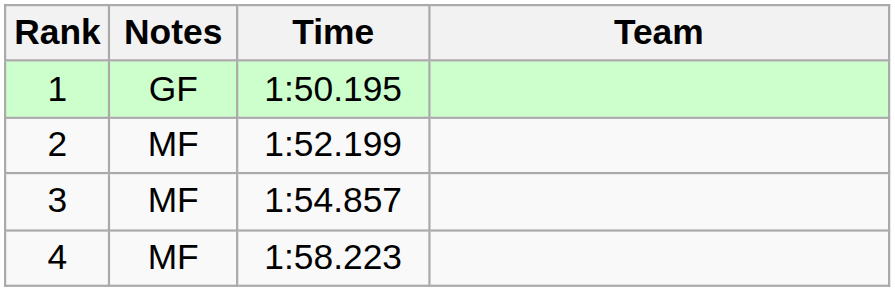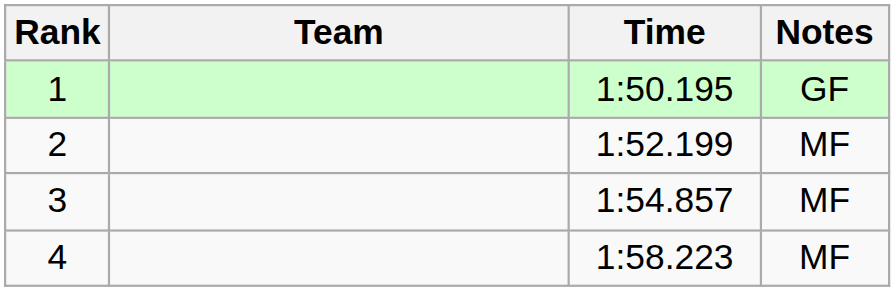columns swapped: (659, 32) <-> (173, 32)
